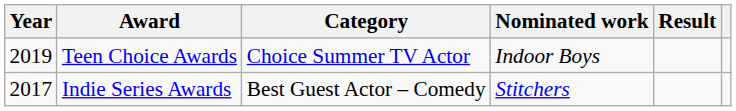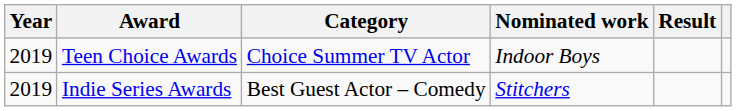(31, 88) 2017 -> (31, 88) 2019
